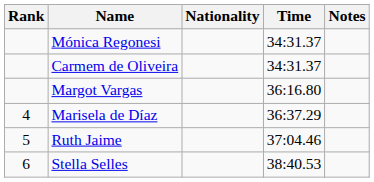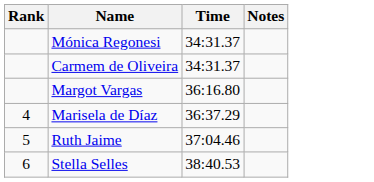- column: (222, 16)
